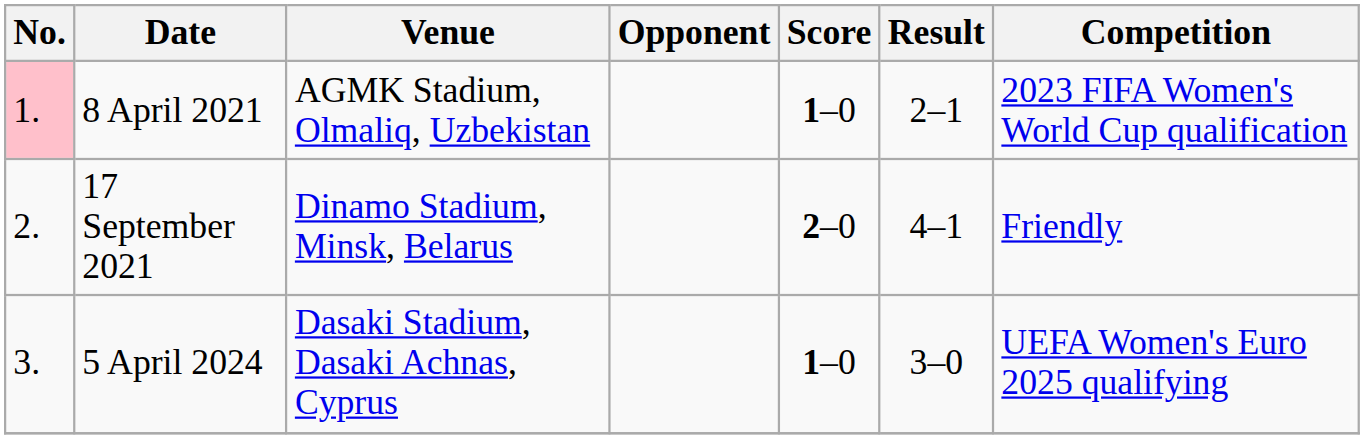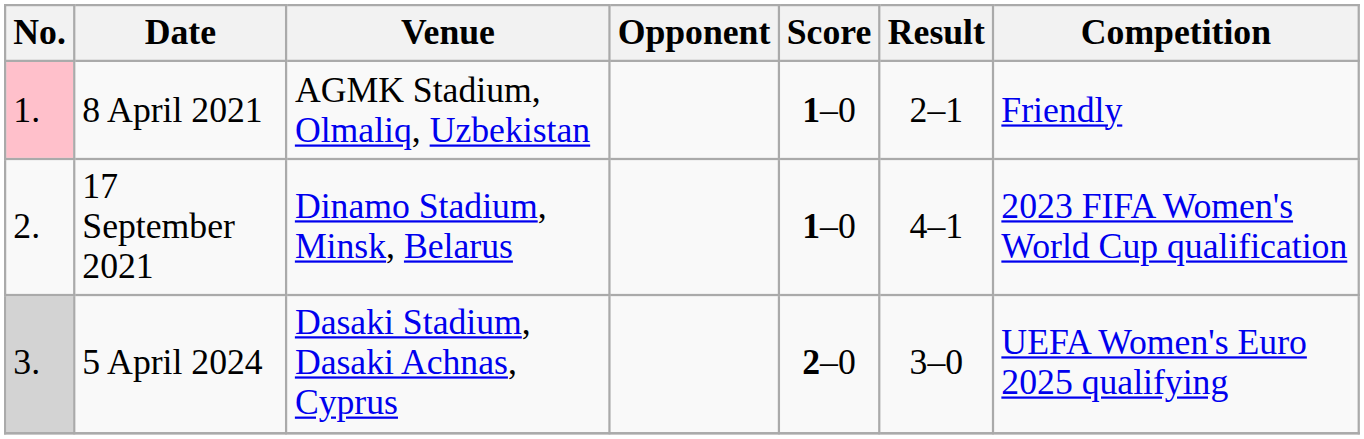(1174, 109) 2023 FIFA Women's World Cup qualification -> (1062, 109) Friendly
(829, 226) 2–0 -> (829, 226) 1–0
(1062, 226) Friendly -> (1174, 226) 2023 FIFA Women's World Cup qualification
(27, 363) no background -> (27, 363) lightgrey background
(829, 363) 1–0 -> (829, 363) 2–0
